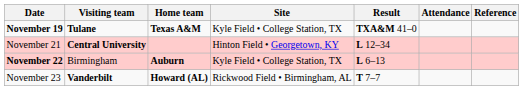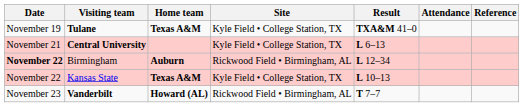(35, 29) bold -> (34, 29) normal
(276, 45) Hinton Field • Georgetown, KY -> (277, 45) Kyle Field • College Station, TX
(373, 45) L 12–34 -> (371, 45) L 6–13
(277, 61) Kyle Field • College Station, TX -> (282, 61) Rickwood Field • Birmingham, AL
(371, 61) L 6–13 -> (373, 61) L 12–34
+ row: (93, 77)
